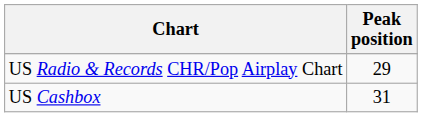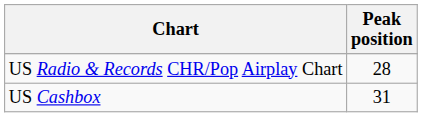(382, 68) 29 -> (382, 68) 28
